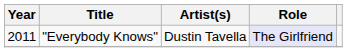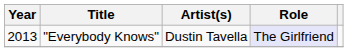(22, 36) 2011 -> (22, 36) 2013
